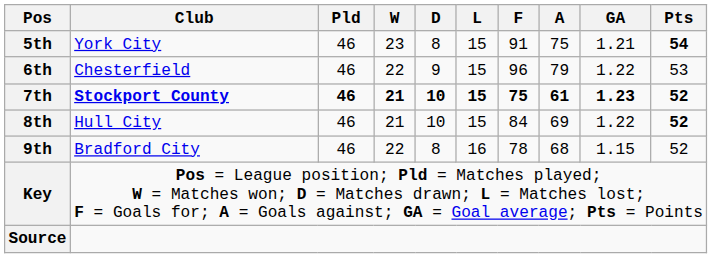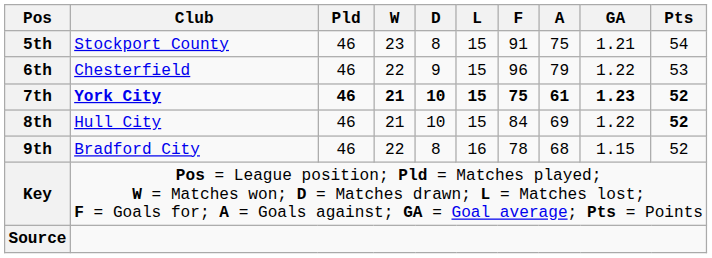(118, 44) York City -> (152, 44) Stockport County
(679, 44) bold -> (679, 44) normal
(152, 97) Stockport County -> (118, 97) York City
